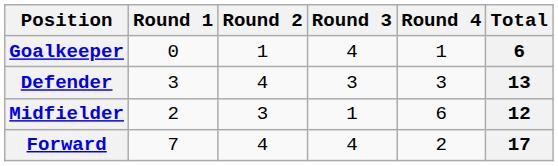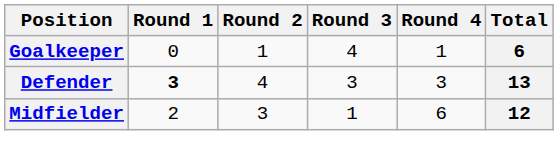(173, 83) normal -> (173, 83) bold
- row: (67, 145)
